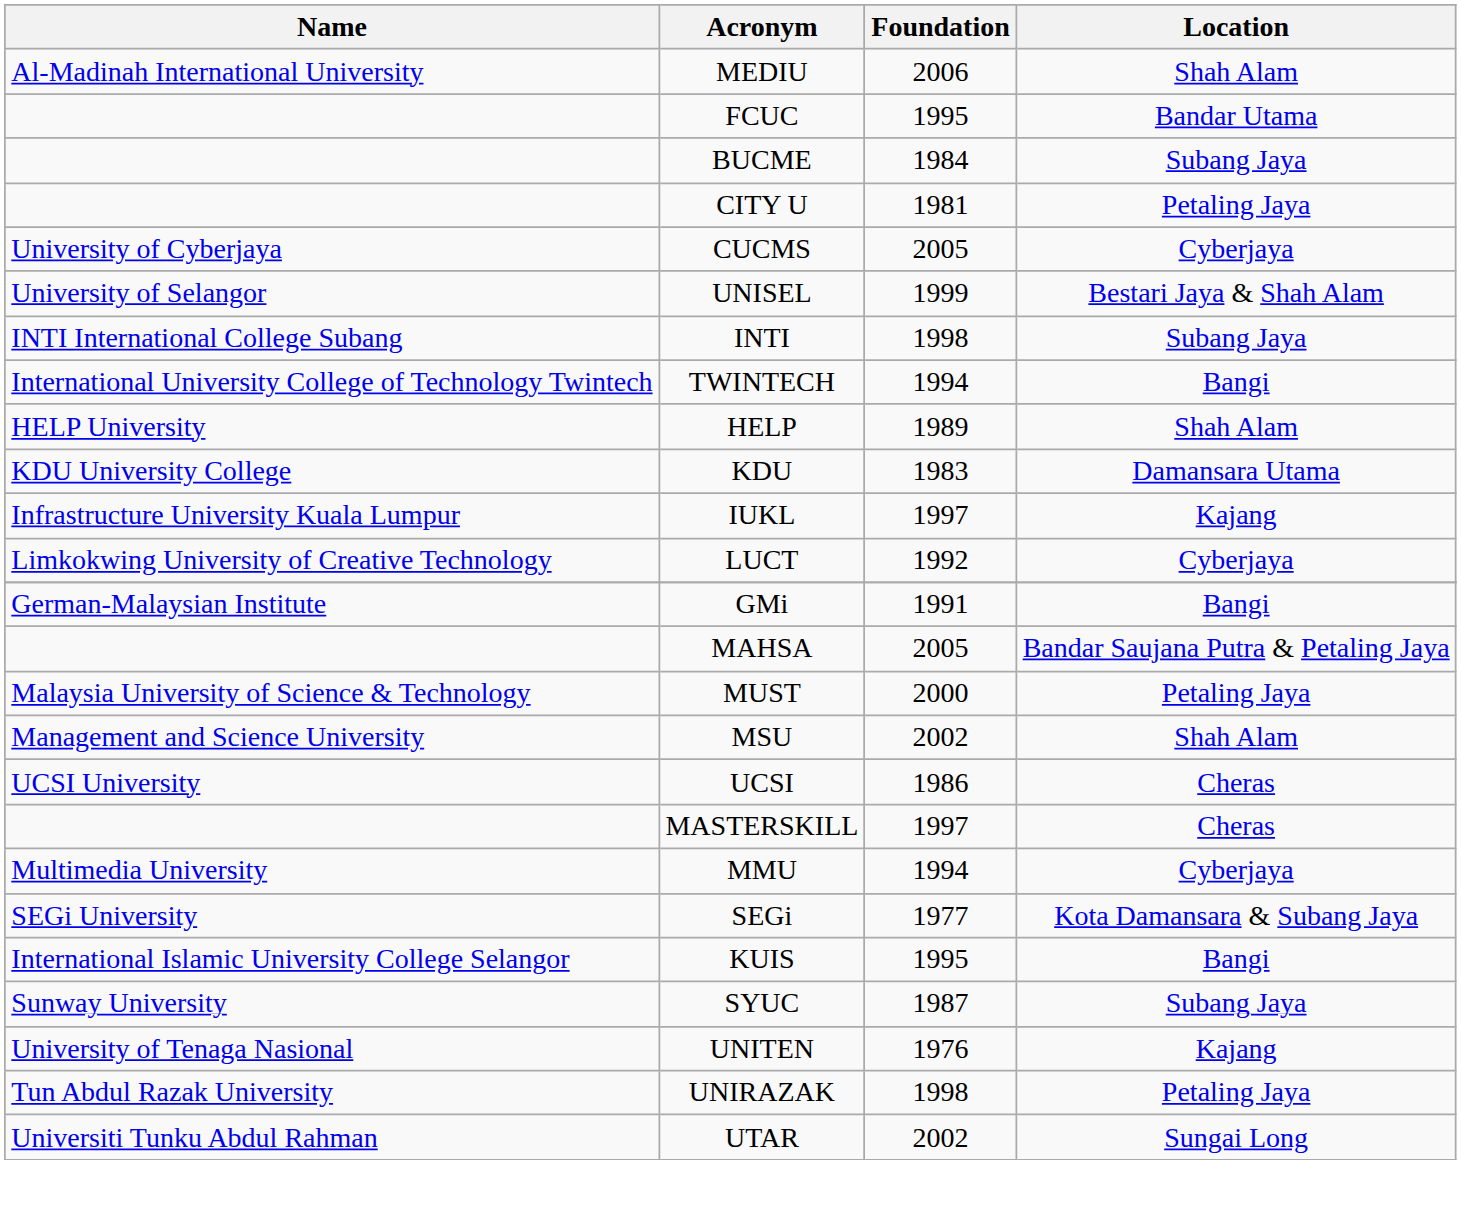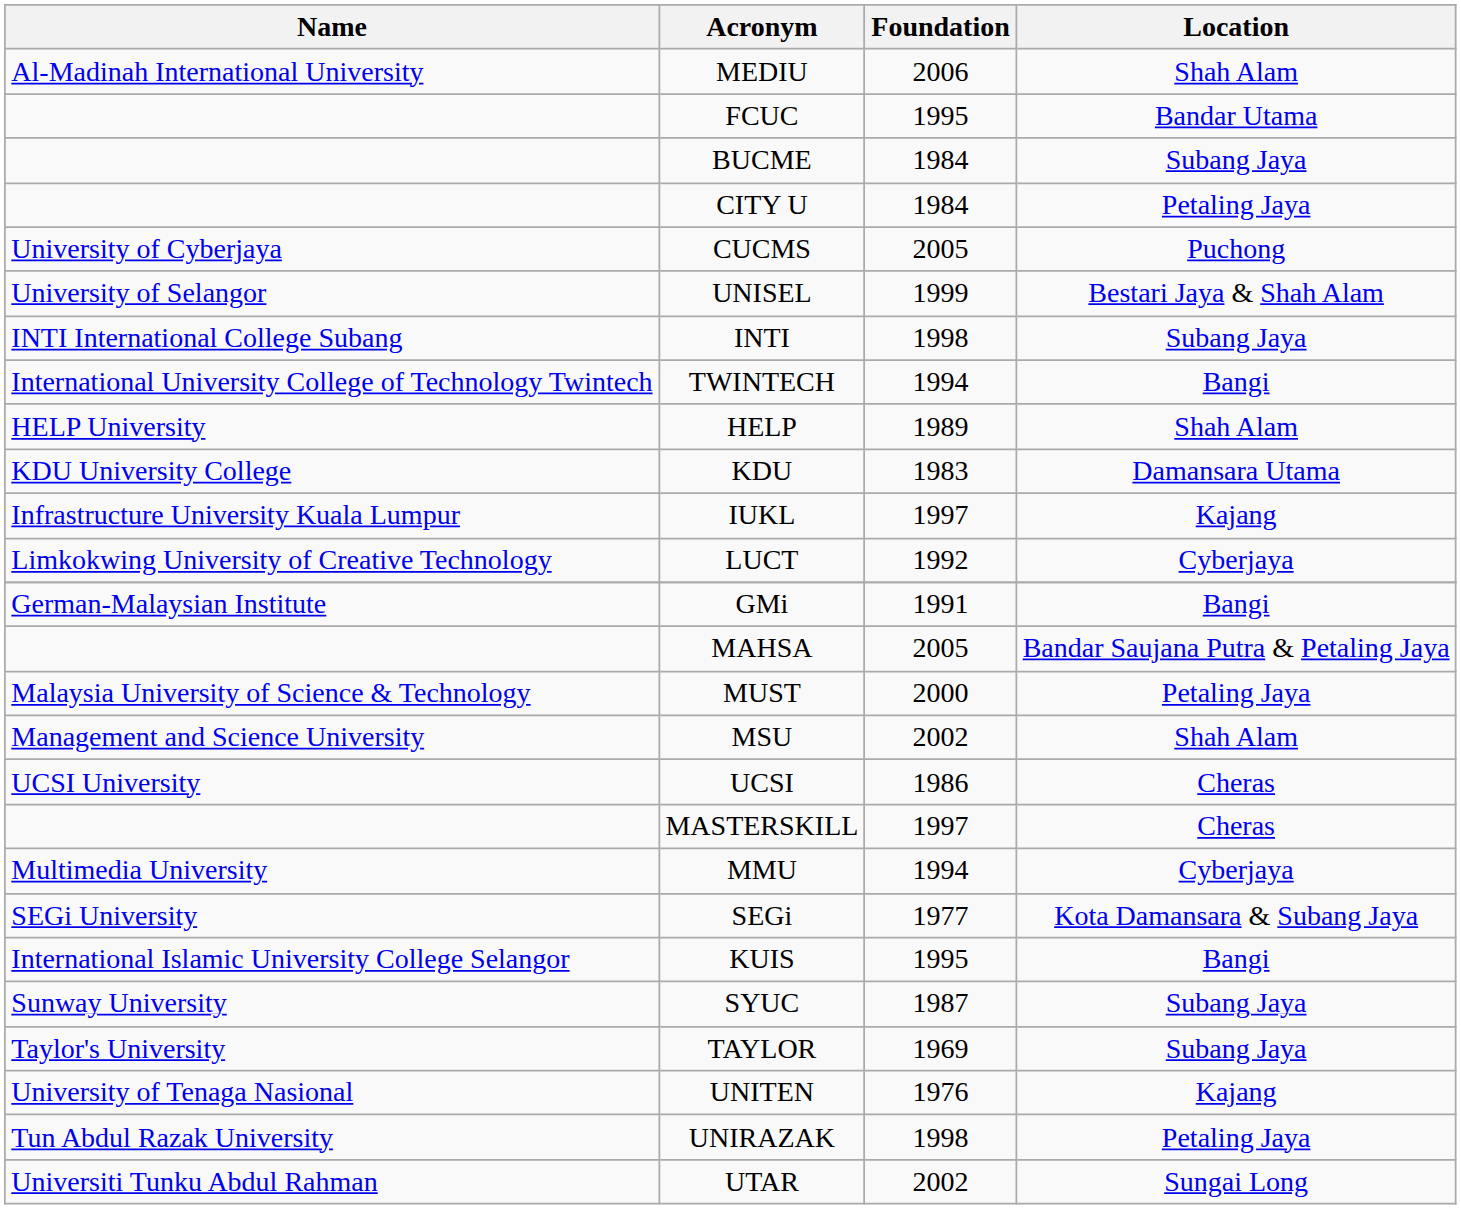(941, 204) 1981 -> (941, 204) 1984
(1236, 248) Cyberjaya -> (1236, 248) Puchong
+ row: (762, 1048)
